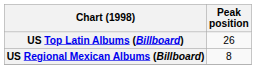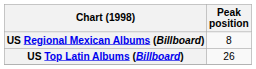rows swapped: (105, 40) <-> (105, 56)
